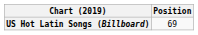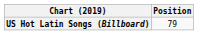(172, 24) 69 -> (172, 24) 79
